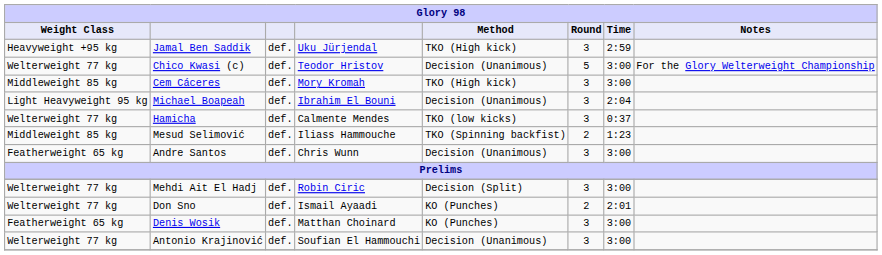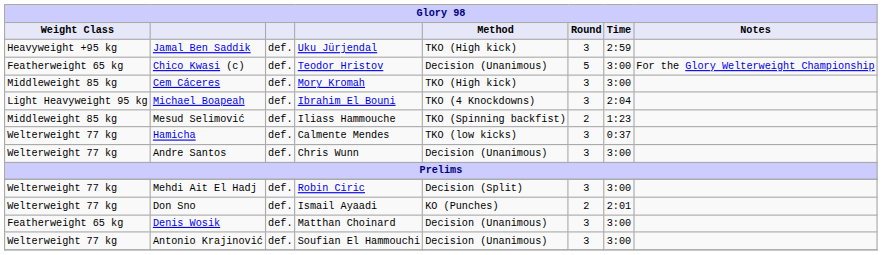(62, 66) Welterweight 77 kg -> (65, 66) Featherweight 65 kg
(486, 101) Decision (Unanimous) -> (480, 101) TKO (4 Knockdowns)
rows swapped: (199, 136) <-> (174, 118)
(65, 153) Featherweight 65 kg -> (62, 153) Welterweight 77 kg
(462, 223) KO (Punches) -> (486, 223) Decision (Unanimous)
